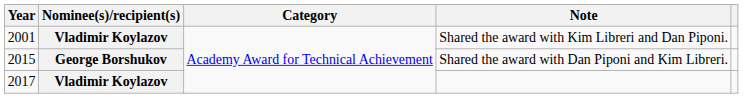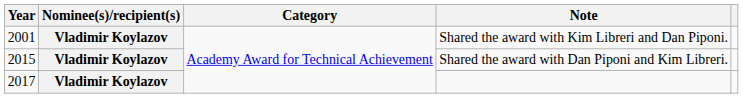(111, 59) George Borshukov -> (111, 59) Vladimir Koylazov
